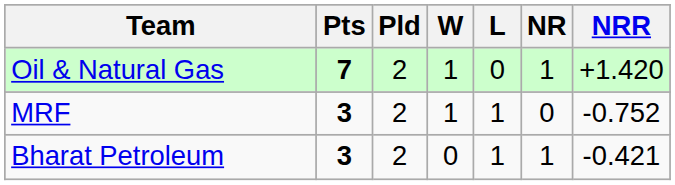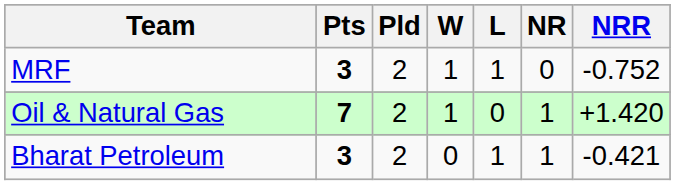rows swapped: (118, 69) <-> (41, 112)
